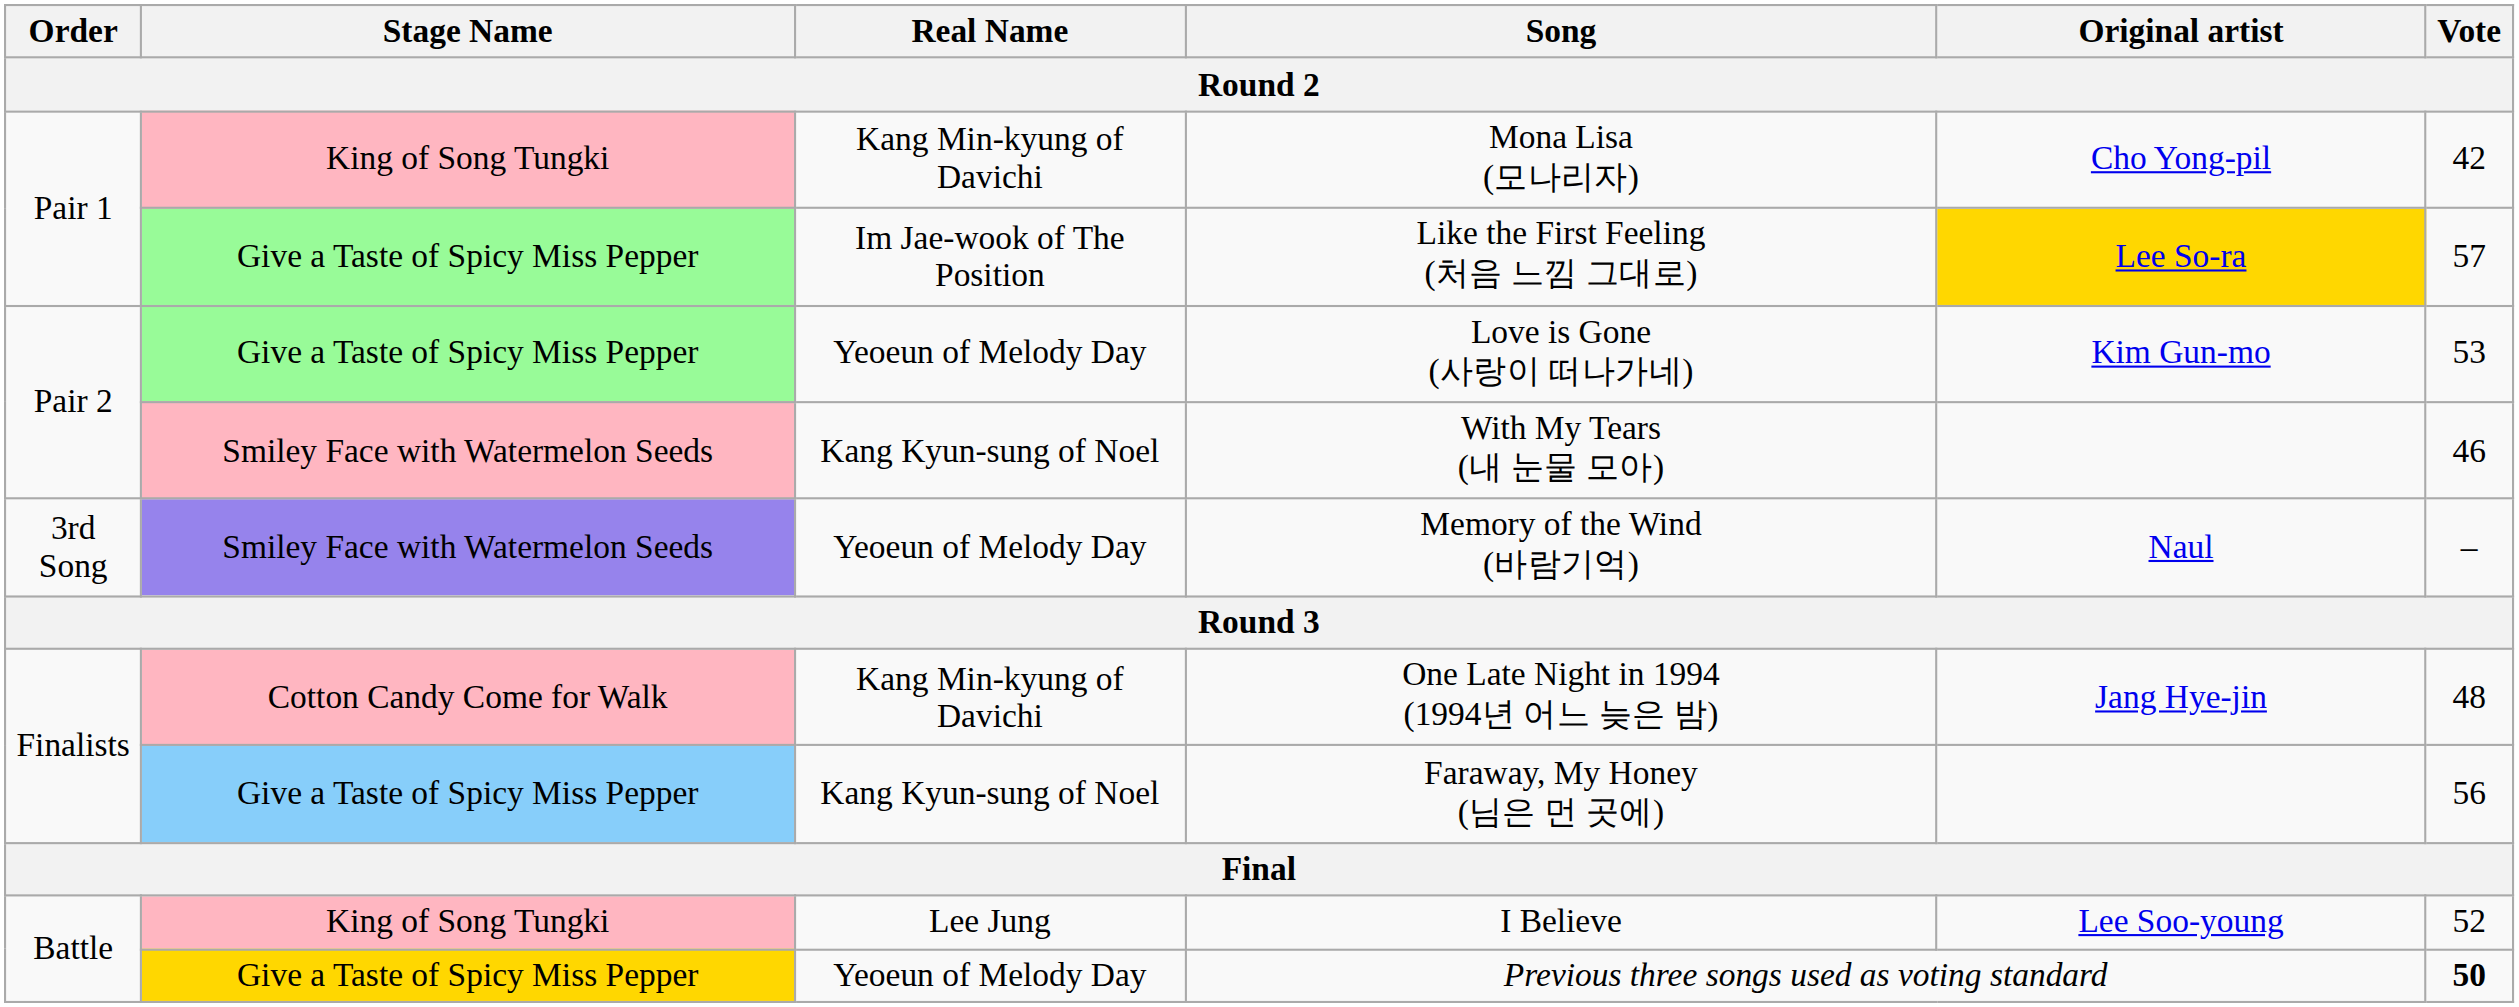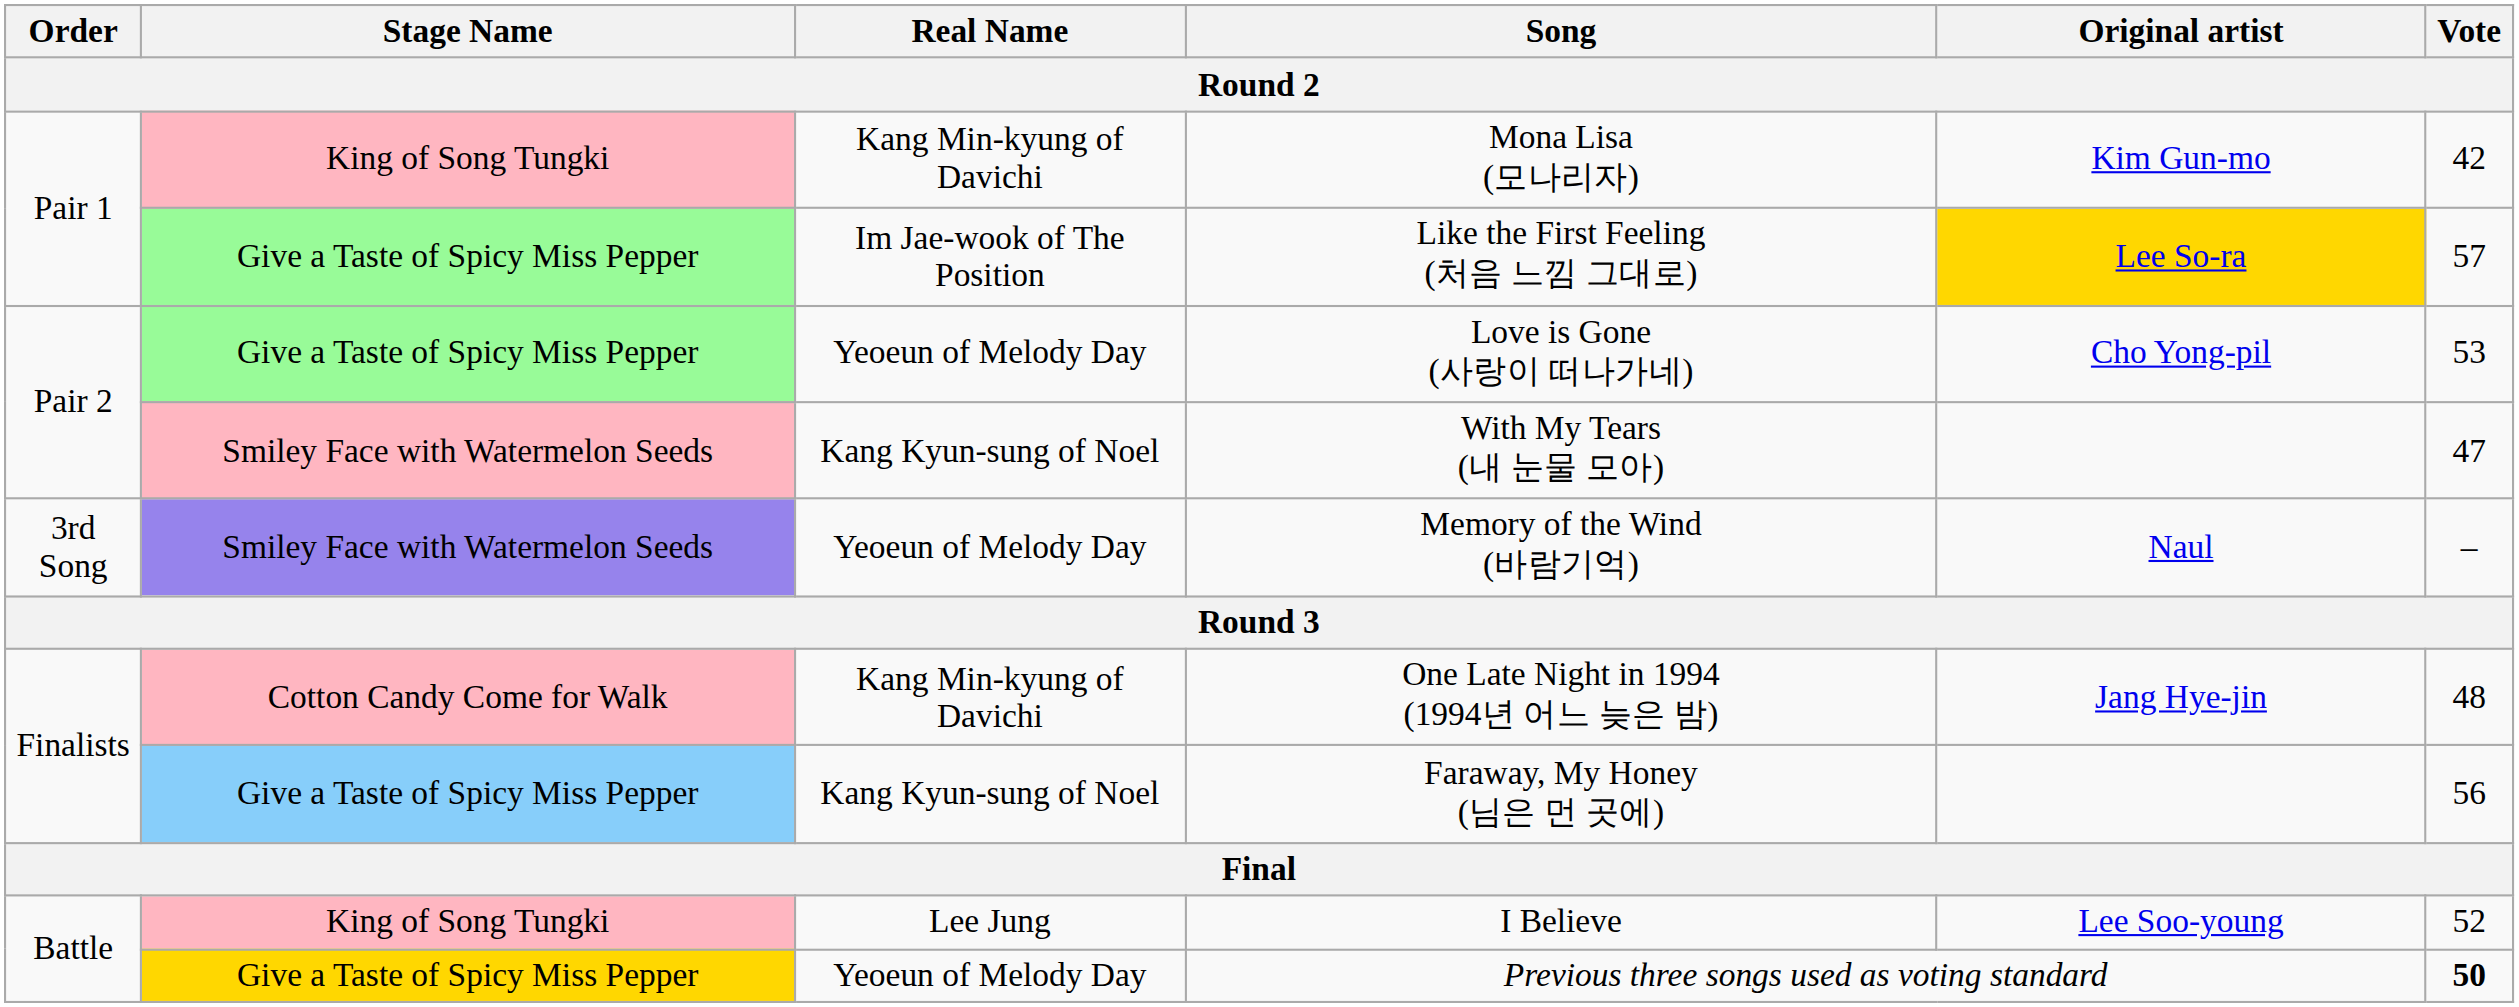(2181, 159) Cho Yong-pil -> (2181, 159) Kim Gun-mo
(2181, 352) Kim Gun-mo -> (2181, 352) Cho Yong-pil
(2469, 449) 46 -> (2469, 449) 47
